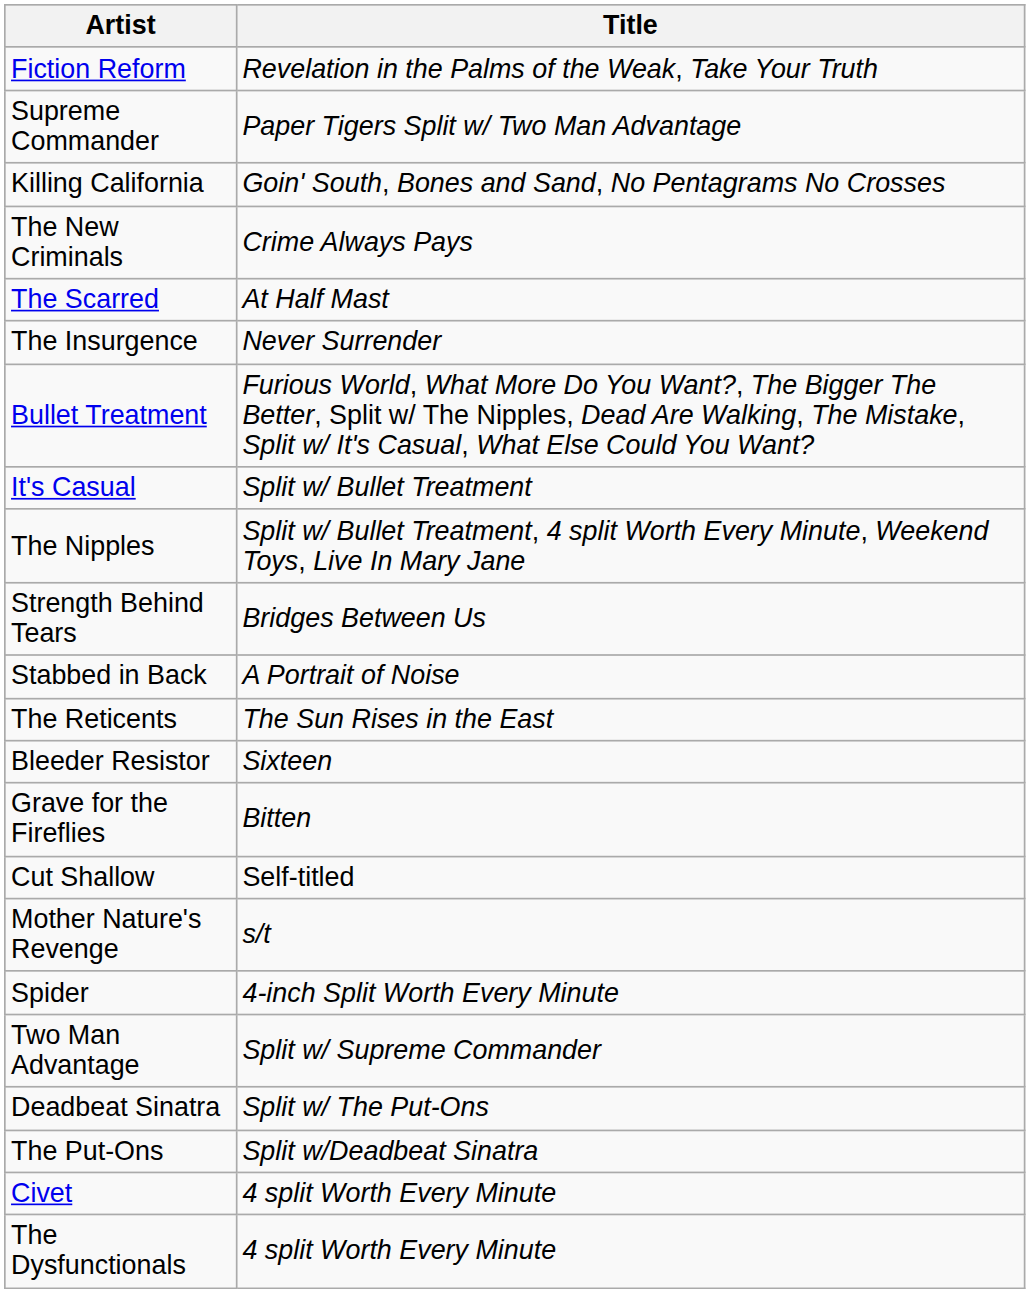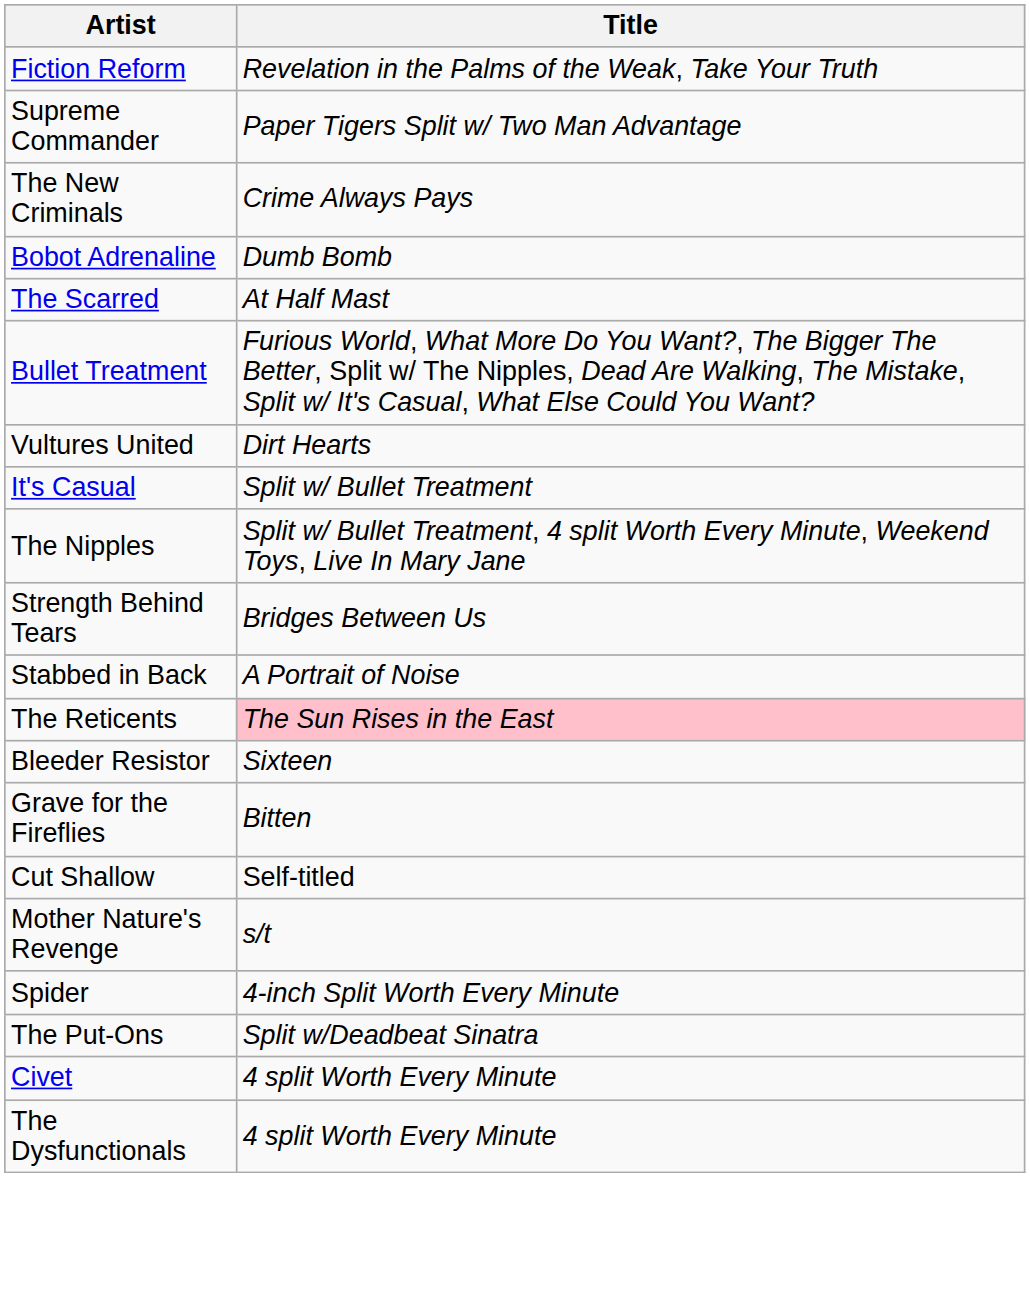- row: (107, 183)
+ row: (113, 256)
- row: (104, 342)
+ row: (102, 445)
(398, 718) no background -> (398, 718) pink background
- row: (75, 1050)
- row: (116, 1107)
